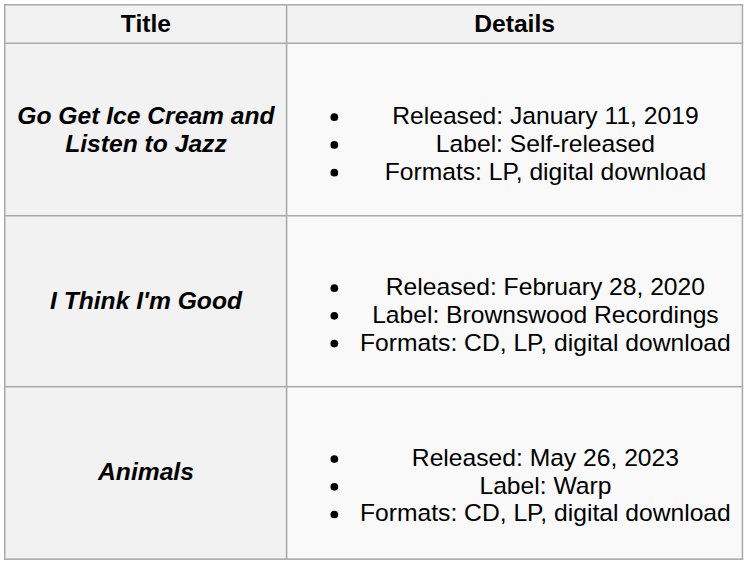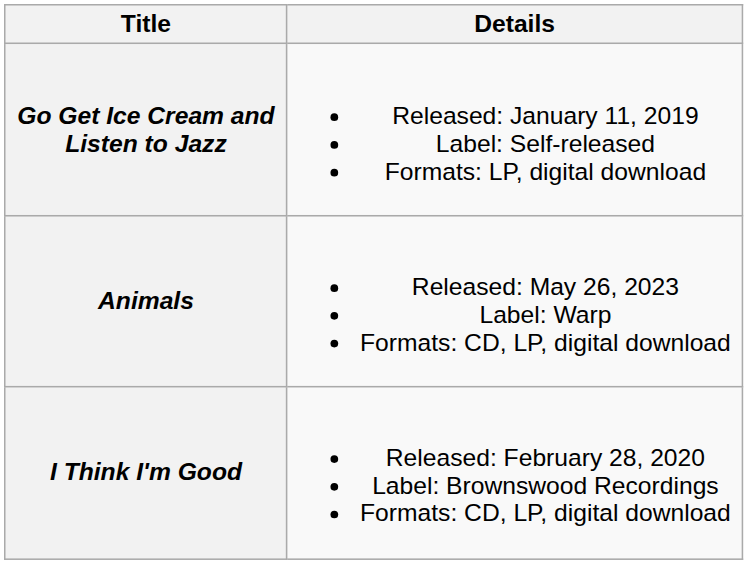rows swapped: (146, 300) <-> (146, 472)
